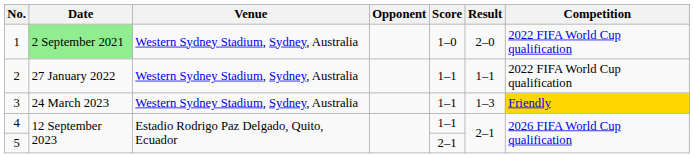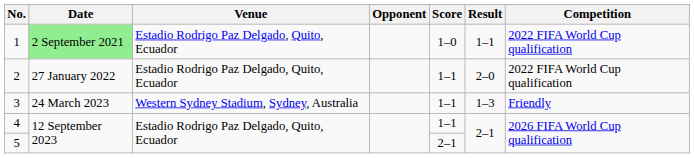(247, 41) Western Sydney Stadium, Sydney, Australia -> (229, 41) Estadio Rodrigo Paz Delgado, Quito, Ecuador
(485, 41) 2–0 -> (485, 41) 1–1
(247, 75) Western Sydney Stadium, Sydney, Australia -> (229, 75) Estadio Rodrigo Paz Delgado, Quito, Ecuador
(485, 75) 1–1 -> (485, 75) 2–0
(530, 103) gold background -> (530, 103) no background
